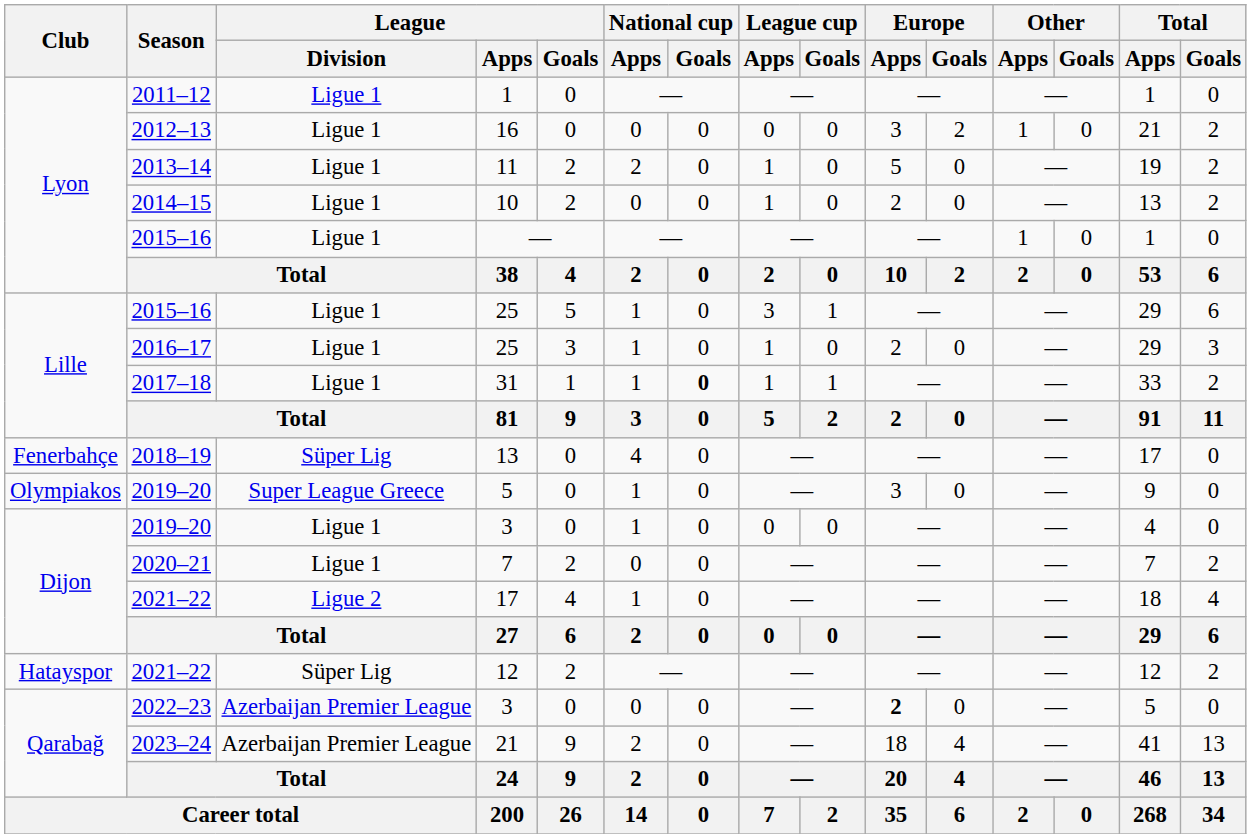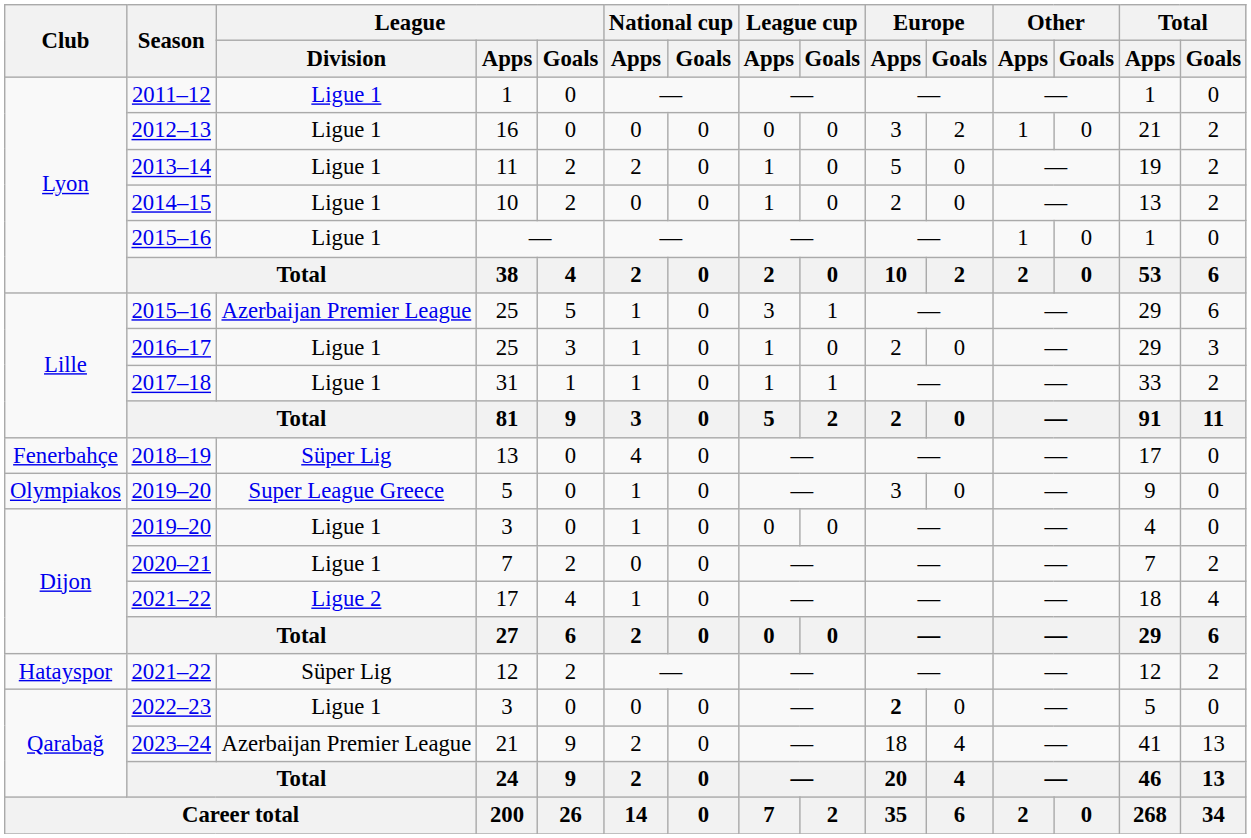(346, 310) Ligue 1 -> (346, 310) Azerbaijan Premier League
(703, 382) bold -> (703, 382) normal
(346, 707) Azerbaijan Premier League -> (346, 707) Ligue 1
